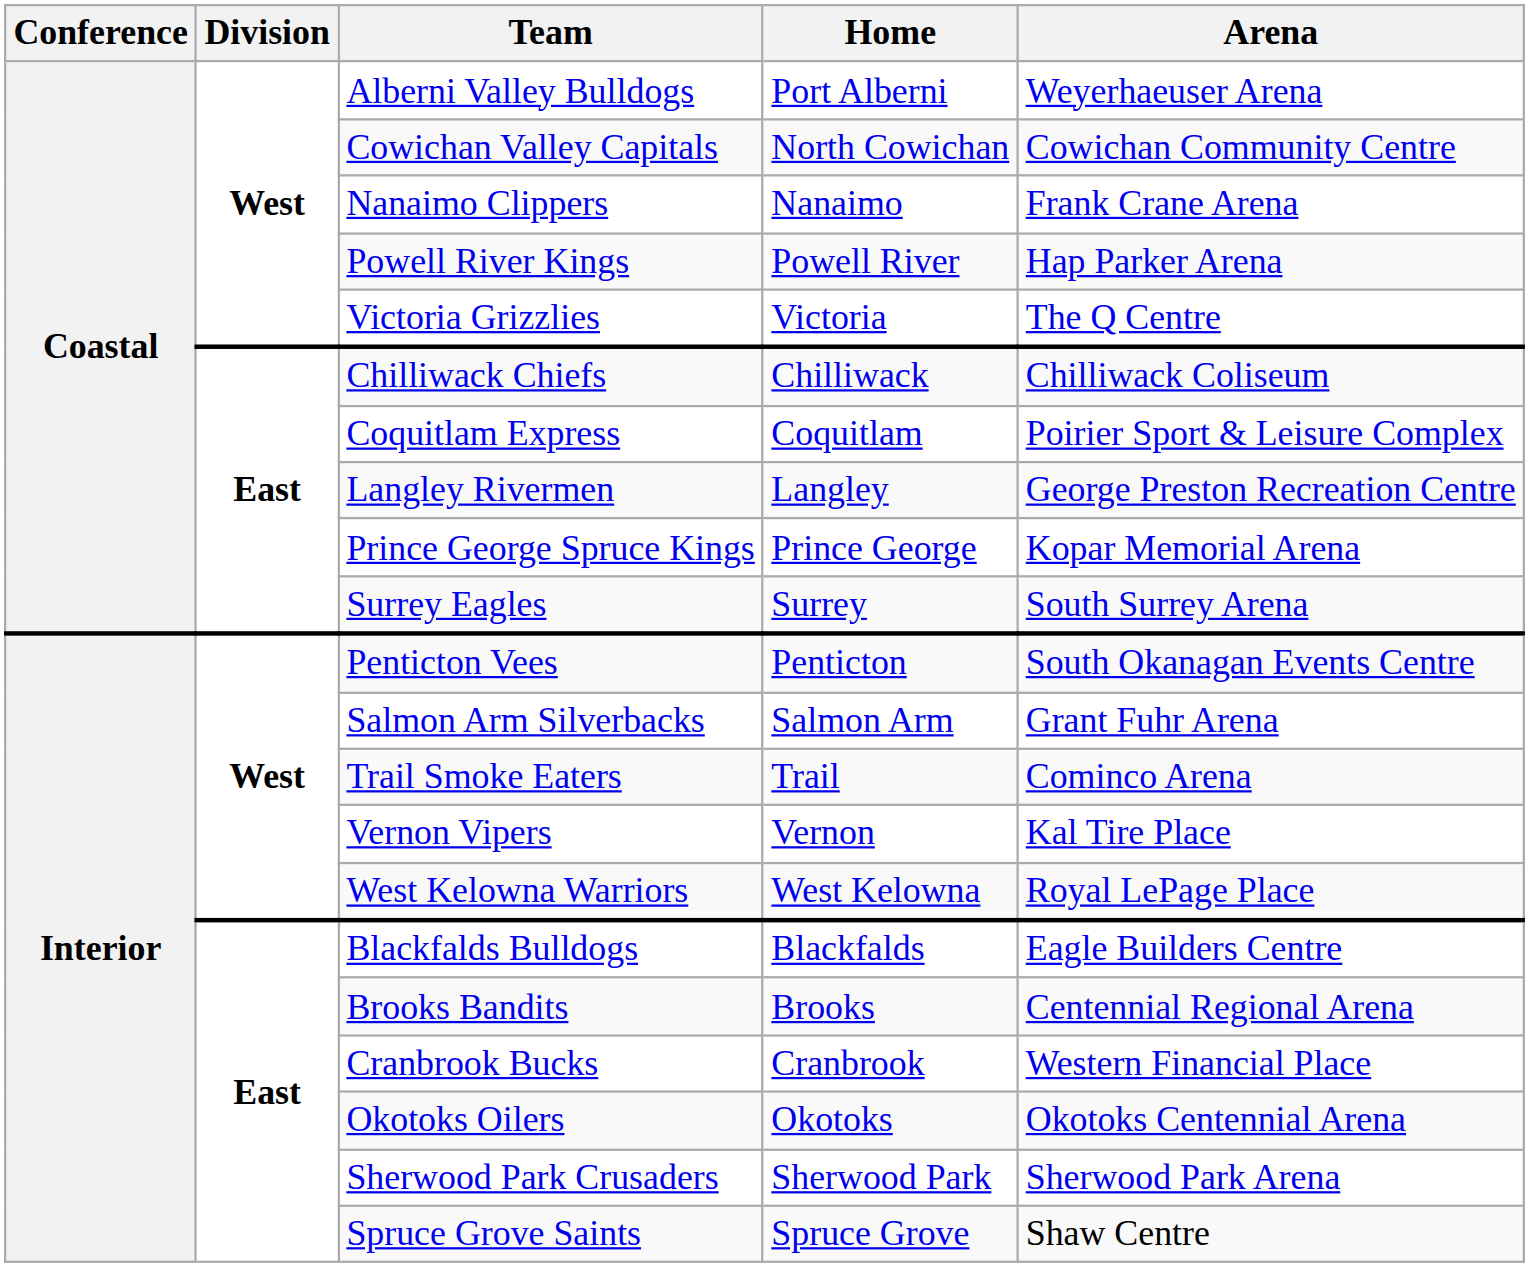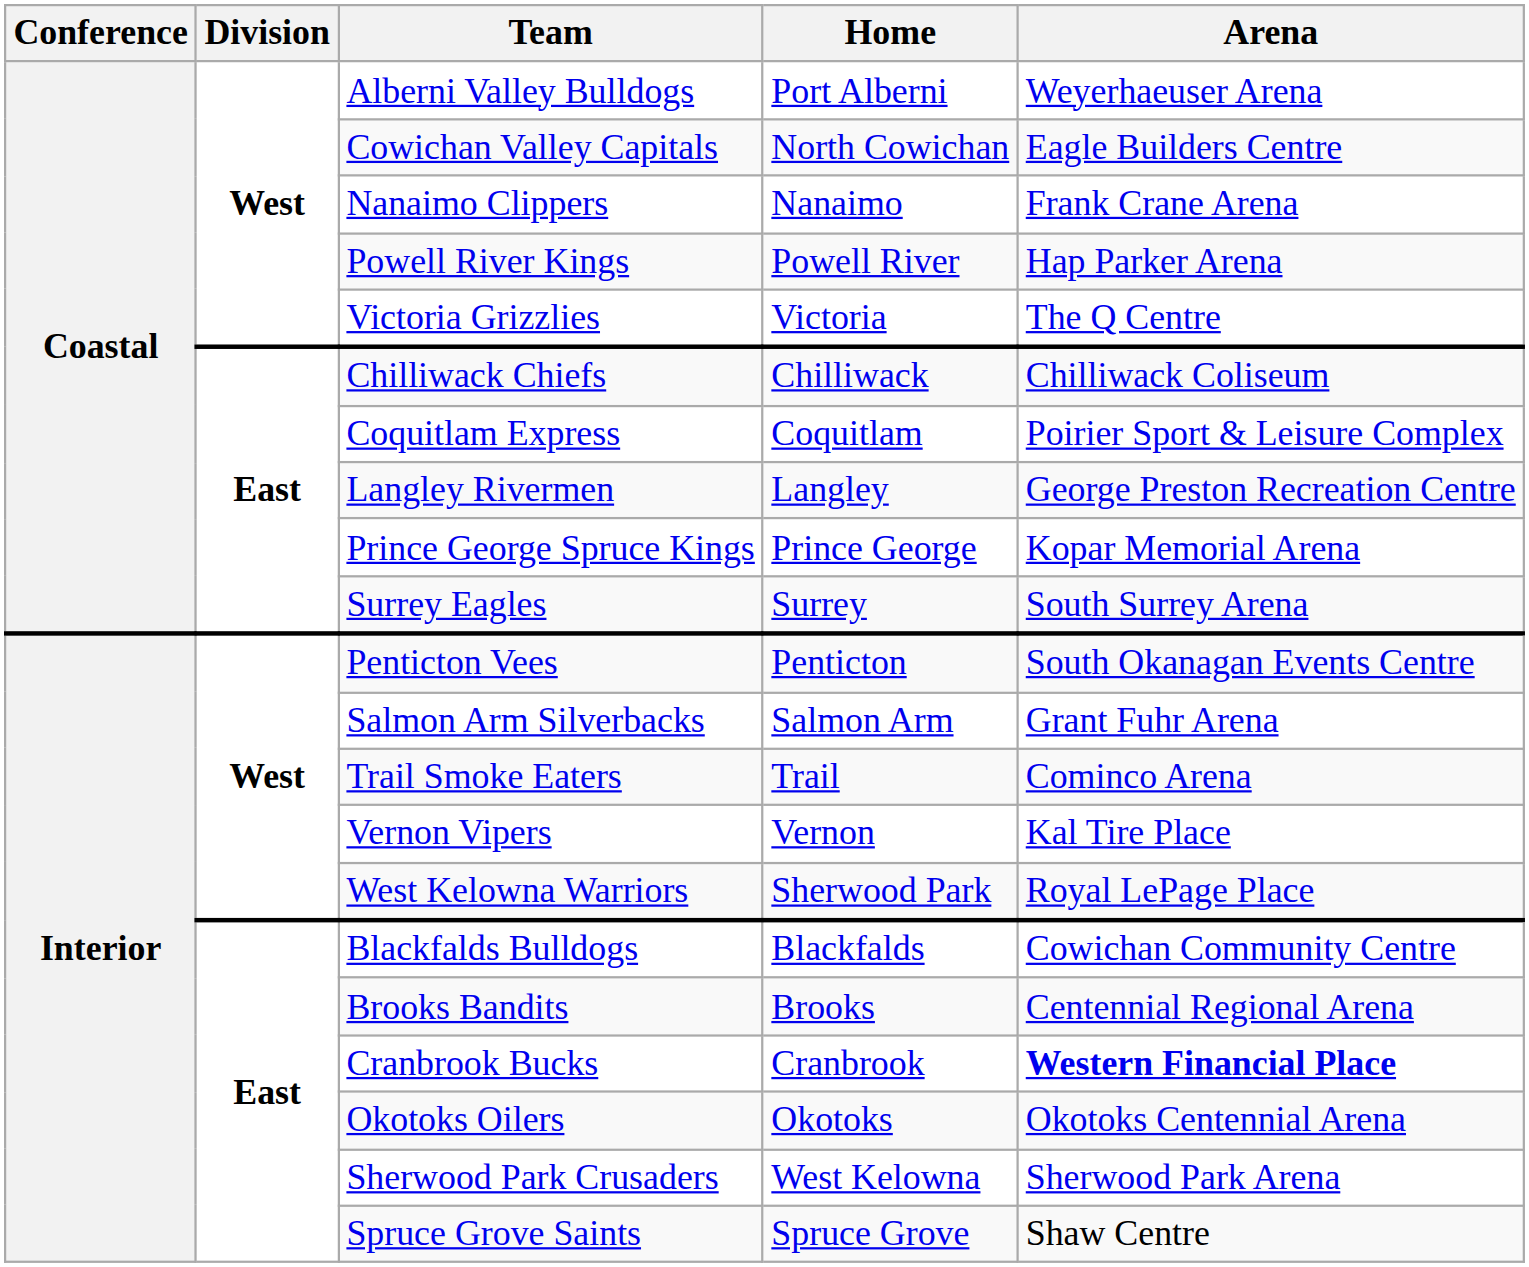(1241, 146) Cowichan Community Centre -> (1184, 146) Eagle Builders Centre
(876, 890) West Kelowna -> (881, 890) Sherwood Park
(1184, 949) Eagle Builders Centre -> (1241, 949) Cowichan Community Centre
(1198, 1062) normal -> (1211, 1062) bold
(881, 1176) Sherwood Park -> (876, 1176) West Kelowna
